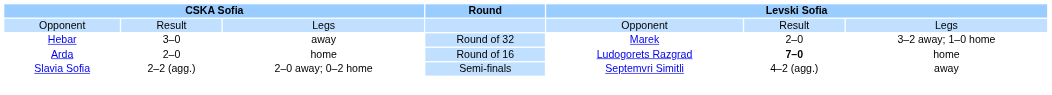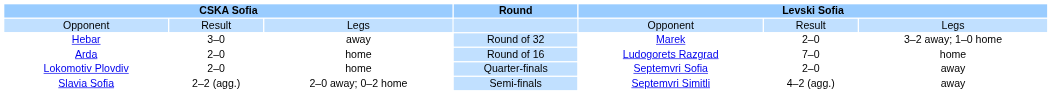(794, 54) bold -> (811, 54) normal
+ row: (86, 69)
